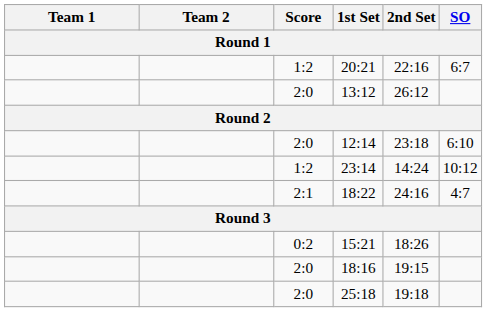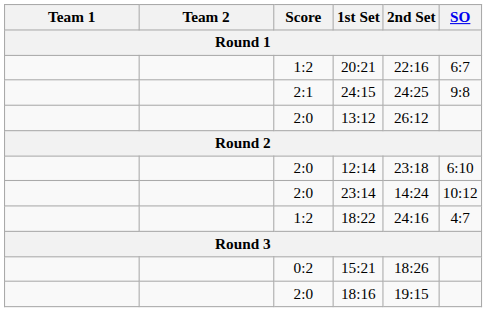+ row: (358, 93)
(303, 168) 1:2 -> (303, 193) 2:0
(303, 193) 2:1 -> (303, 218) 1:2
- row: (358, 294)
